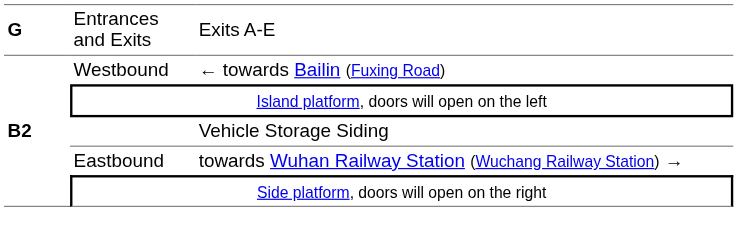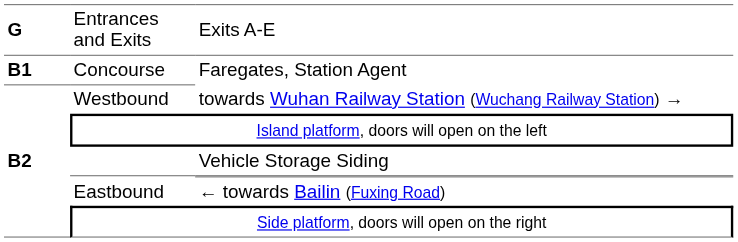+ row: (119, 69)
(322, 69) ← towards Bailin (Fuxing Road) -> (441, 98) towards Wuhan Railway Station (Wuchang Railway Station) →
(441, 160) towards Wuhan Railway Station (Wuchang Railway Station) → -> (322, 191) ← towards Bailin (Fuxing Road)
